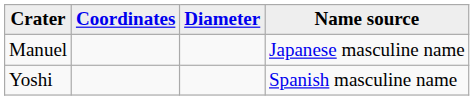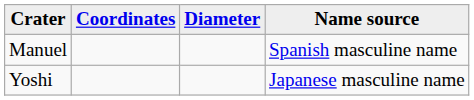(367, 49) Japanese masculine name -> (363, 49) Spanish masculine name
(363, 79) Spanish masculine name -> (367, 79) Japanese masculine name
